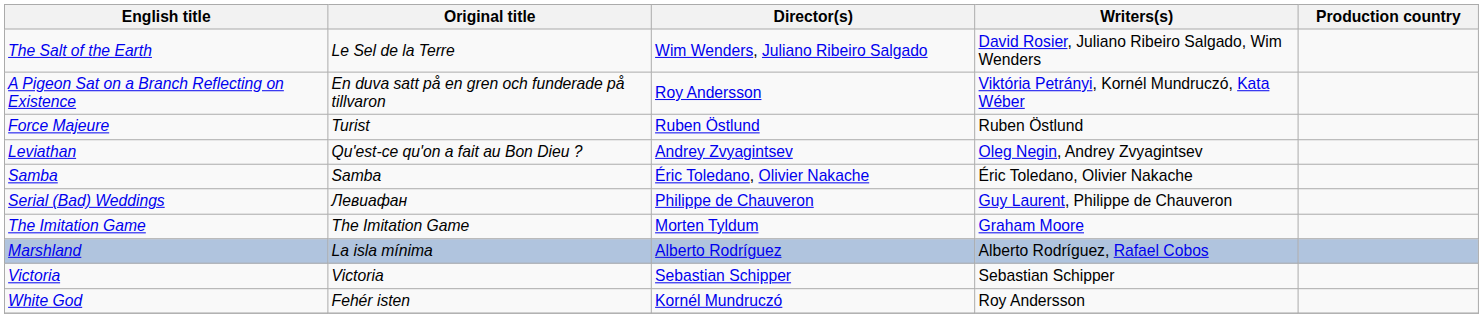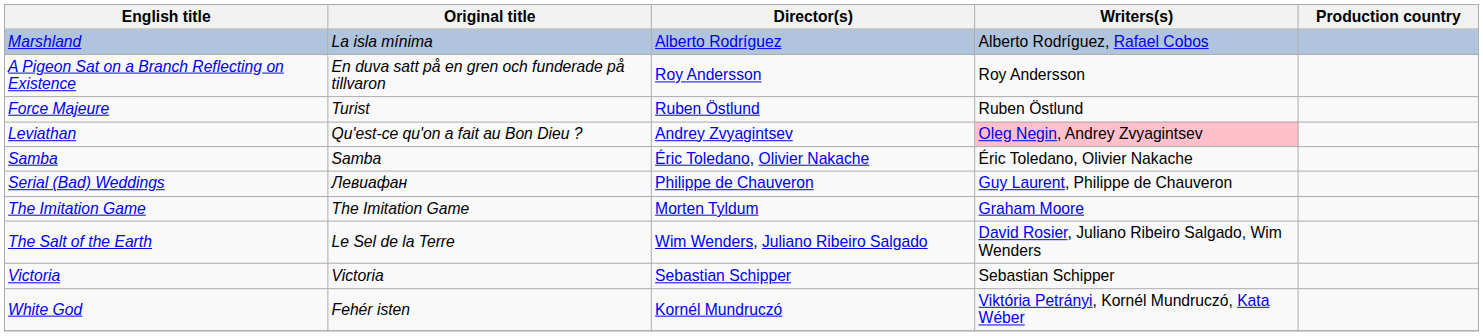rows swapped: (45, 251) <-> (80, 50)
(1124, 93) Viktória Petrányi, Kornél Mundruczó, Kata Wéber -> (1032, 75) Roy Andersson
(1091, 151) no background -> (1091, 134) pink background
(1032, 300) Roy Andersson -> (1124, 309) Viktória Petrányi, Kornél Mundruczó, Kata Wéber
